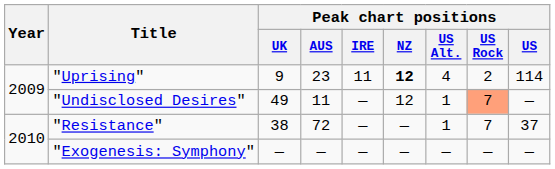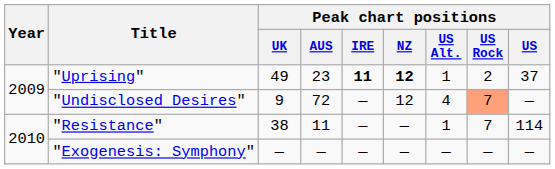(279, 77) 9 -> (279, 77) 49
(363, 77) normal -> (363, 77) bold
(446, 77) 4 -> (446, 77) 1
(529, 77) 114 -> (529, 77) 37
(279, 102) 49 -> (279, 102) 9
(321, 102) 11 -> (321, 102) 72
(446, 102) 1 -> (446, 102) 4
(321, 127) 72 -> (321, 127) 11
(529, 127) 37 -> (529, 127) 114
